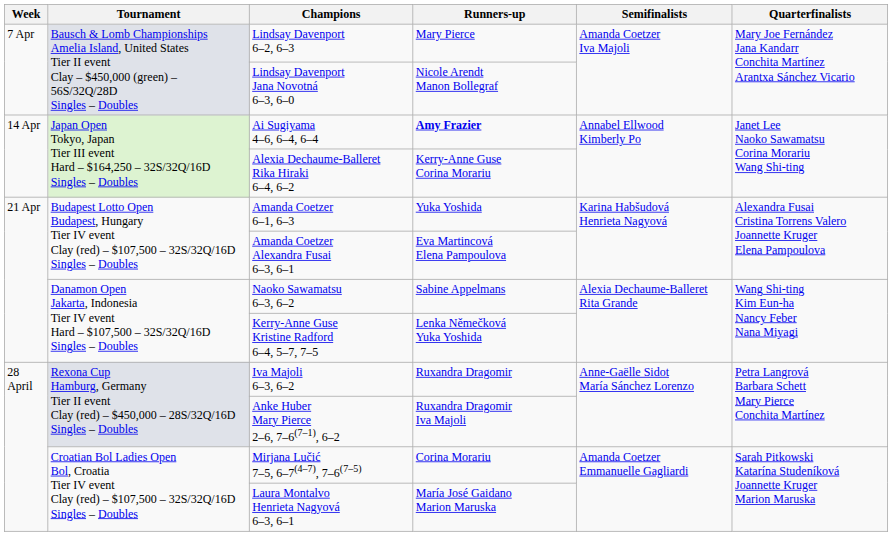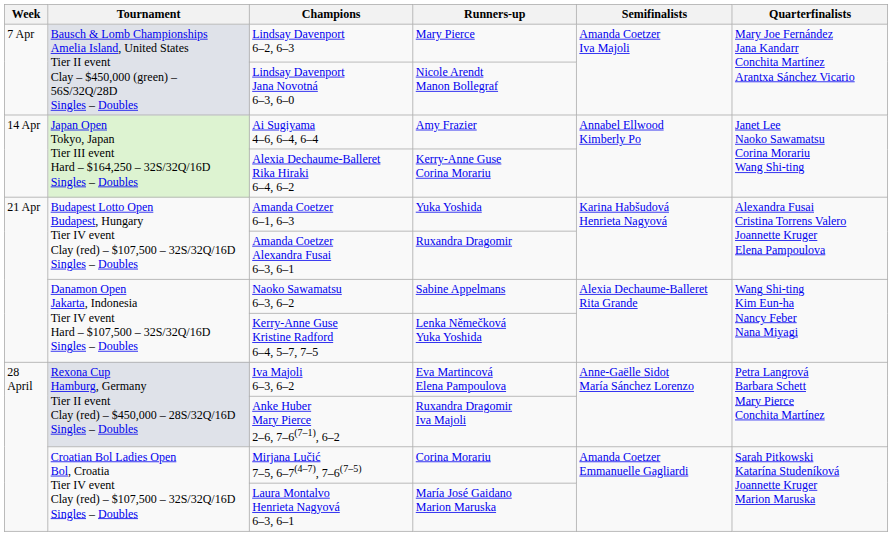(449, 125) bold -> (446, 125) normal
(461, 248) Eva Martincová Elena Pampoulova -> (464, 241) Ruxandra Dragomir
(464, 372) Ruxandra Dragomir -> (461, 379) Eva Martincová Elena Pampoulova
